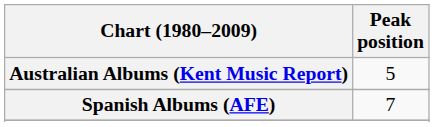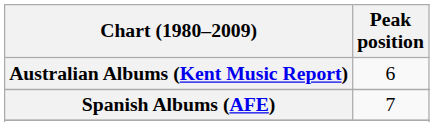(391, 73) 5 -> (391, 73) 6
